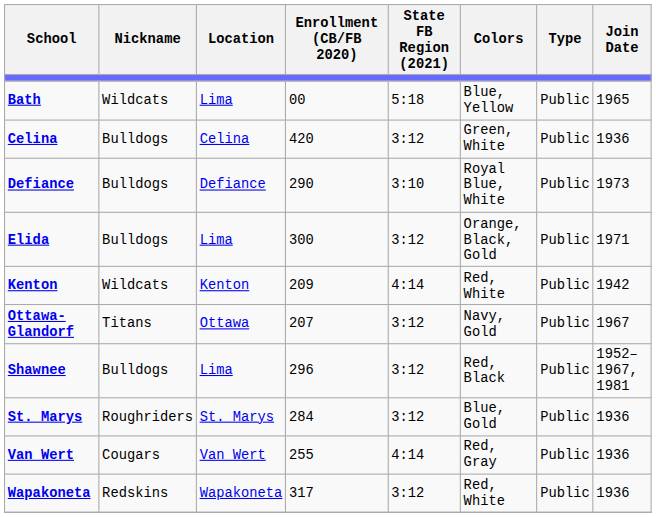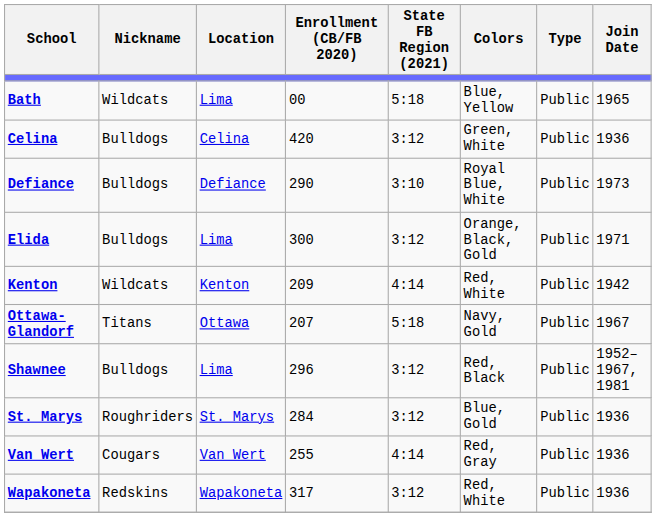(408, 324) 3:12 -> (408, 324) 5:18
